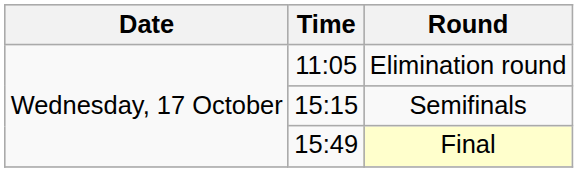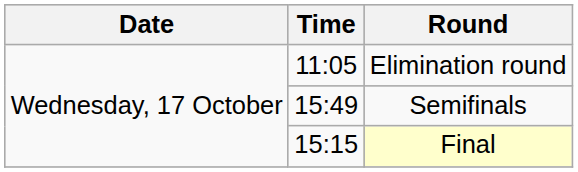(326, 105) 15:15 -> (326, 105) 15:49
(326, 145) 15:49 -> (326, 145) 15:15
